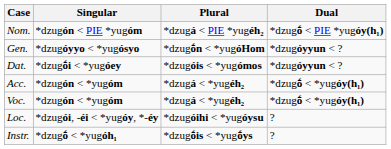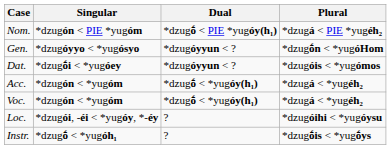columns swapped: (327, 13) <-> (214, 13)
